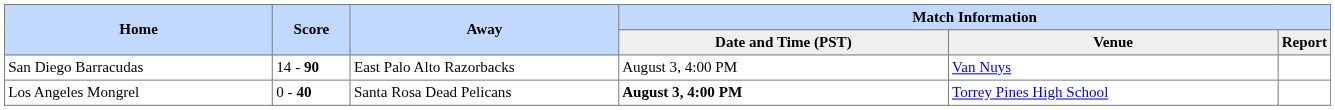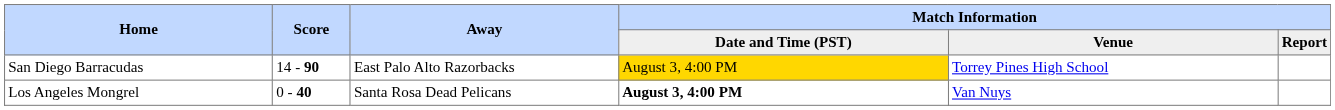(680, 67) no background -> (680, 67) gold background
(982, 67) Van Nuys -> (1030, 67) Torrey Pines High School
(1030, 92) Torrey Pines High School -> (982, 92) Van Nuys
